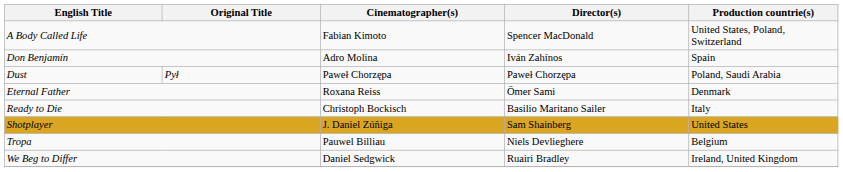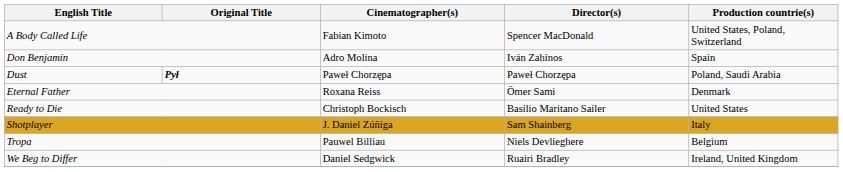(172, 74) normal -> (172, 74) bold
(701, 108) Italy -> (719, 108) United States
(719, 125) United States -> (701, 125) Italy
